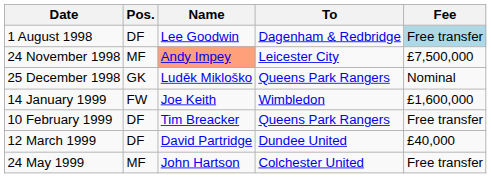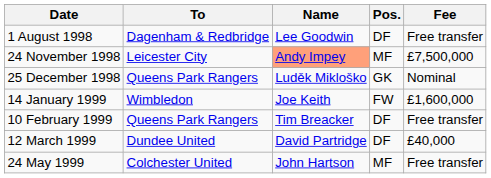columns swapped: (141, 15) <-> (330, 15)
(445, 36) lightblue background -> (445, 36) no background
